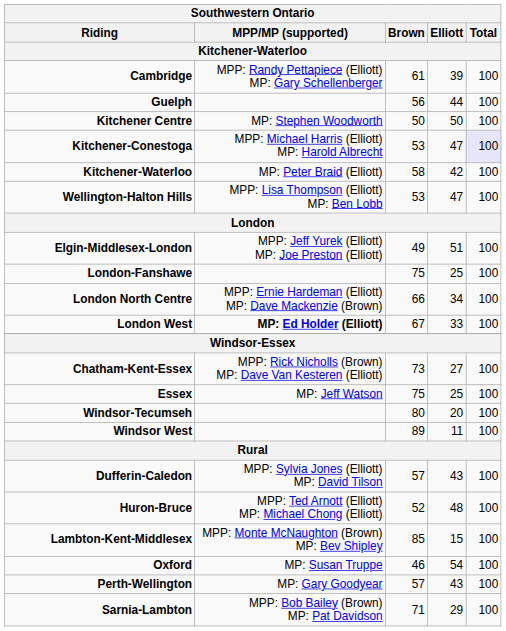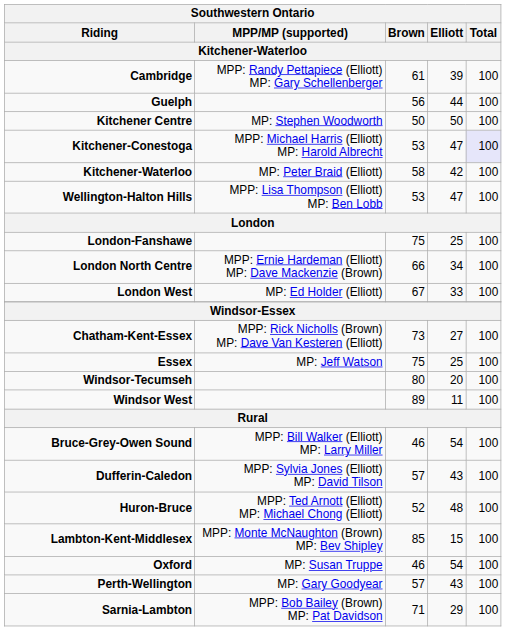- row: (123, 248)
(320, 324) bold -> (324, 292) normal
+ row: (122, 443)
